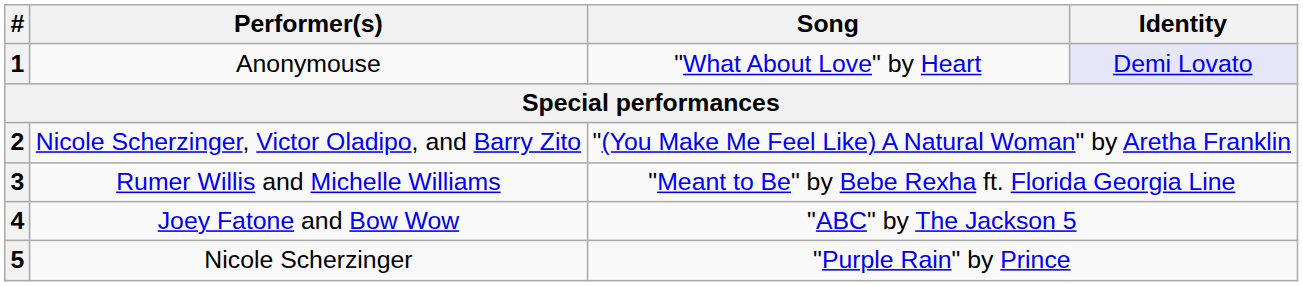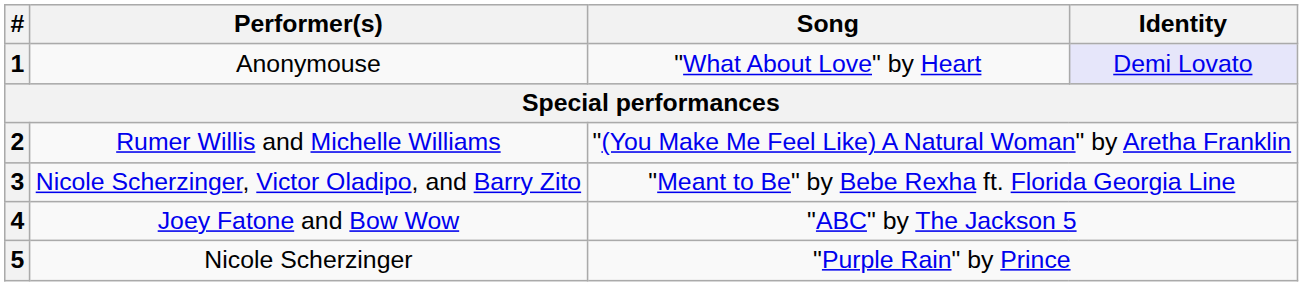(308, 142) Nicole Scherzinger, Victor Oladipo, and Barry Zito -> (308, 142) Rumer Willis and Michelle Williams
(308, 181) Rumer Willis and Michelle Williams -> (308, 181) Nicole Scherzinger, Victor Oladipo, and Barry Zito
